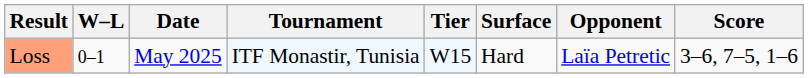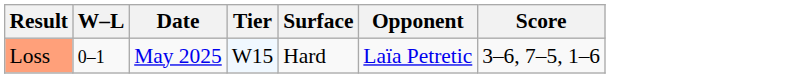- column: (326, 21)
